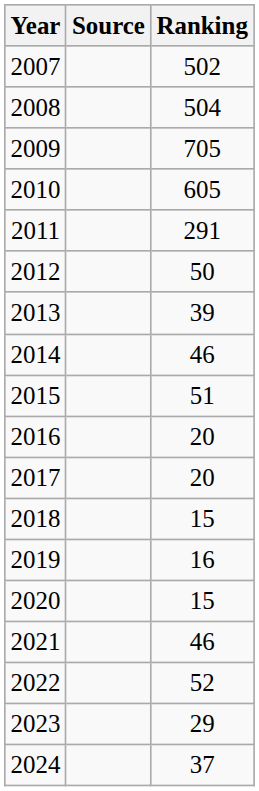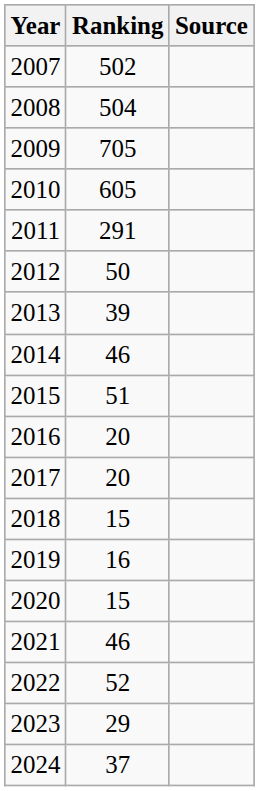columns swapped: (202, 25) <-> (108, 25)
